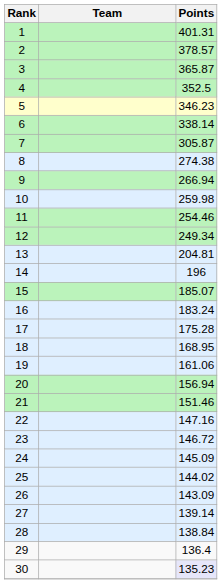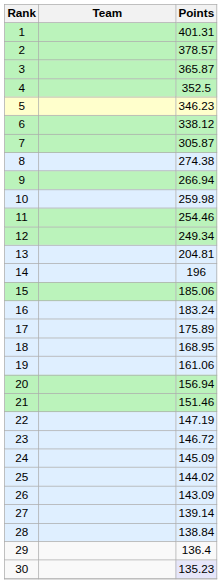(196, 124) 338.14 -> (196, 124) 338.12
(196, 291) 185.07 -> (196, 291) 185.06
(196, 328) 175.28 -> (196, 328) 175.89
(196, 421) 147.16 -> (196, 421) 147.19
